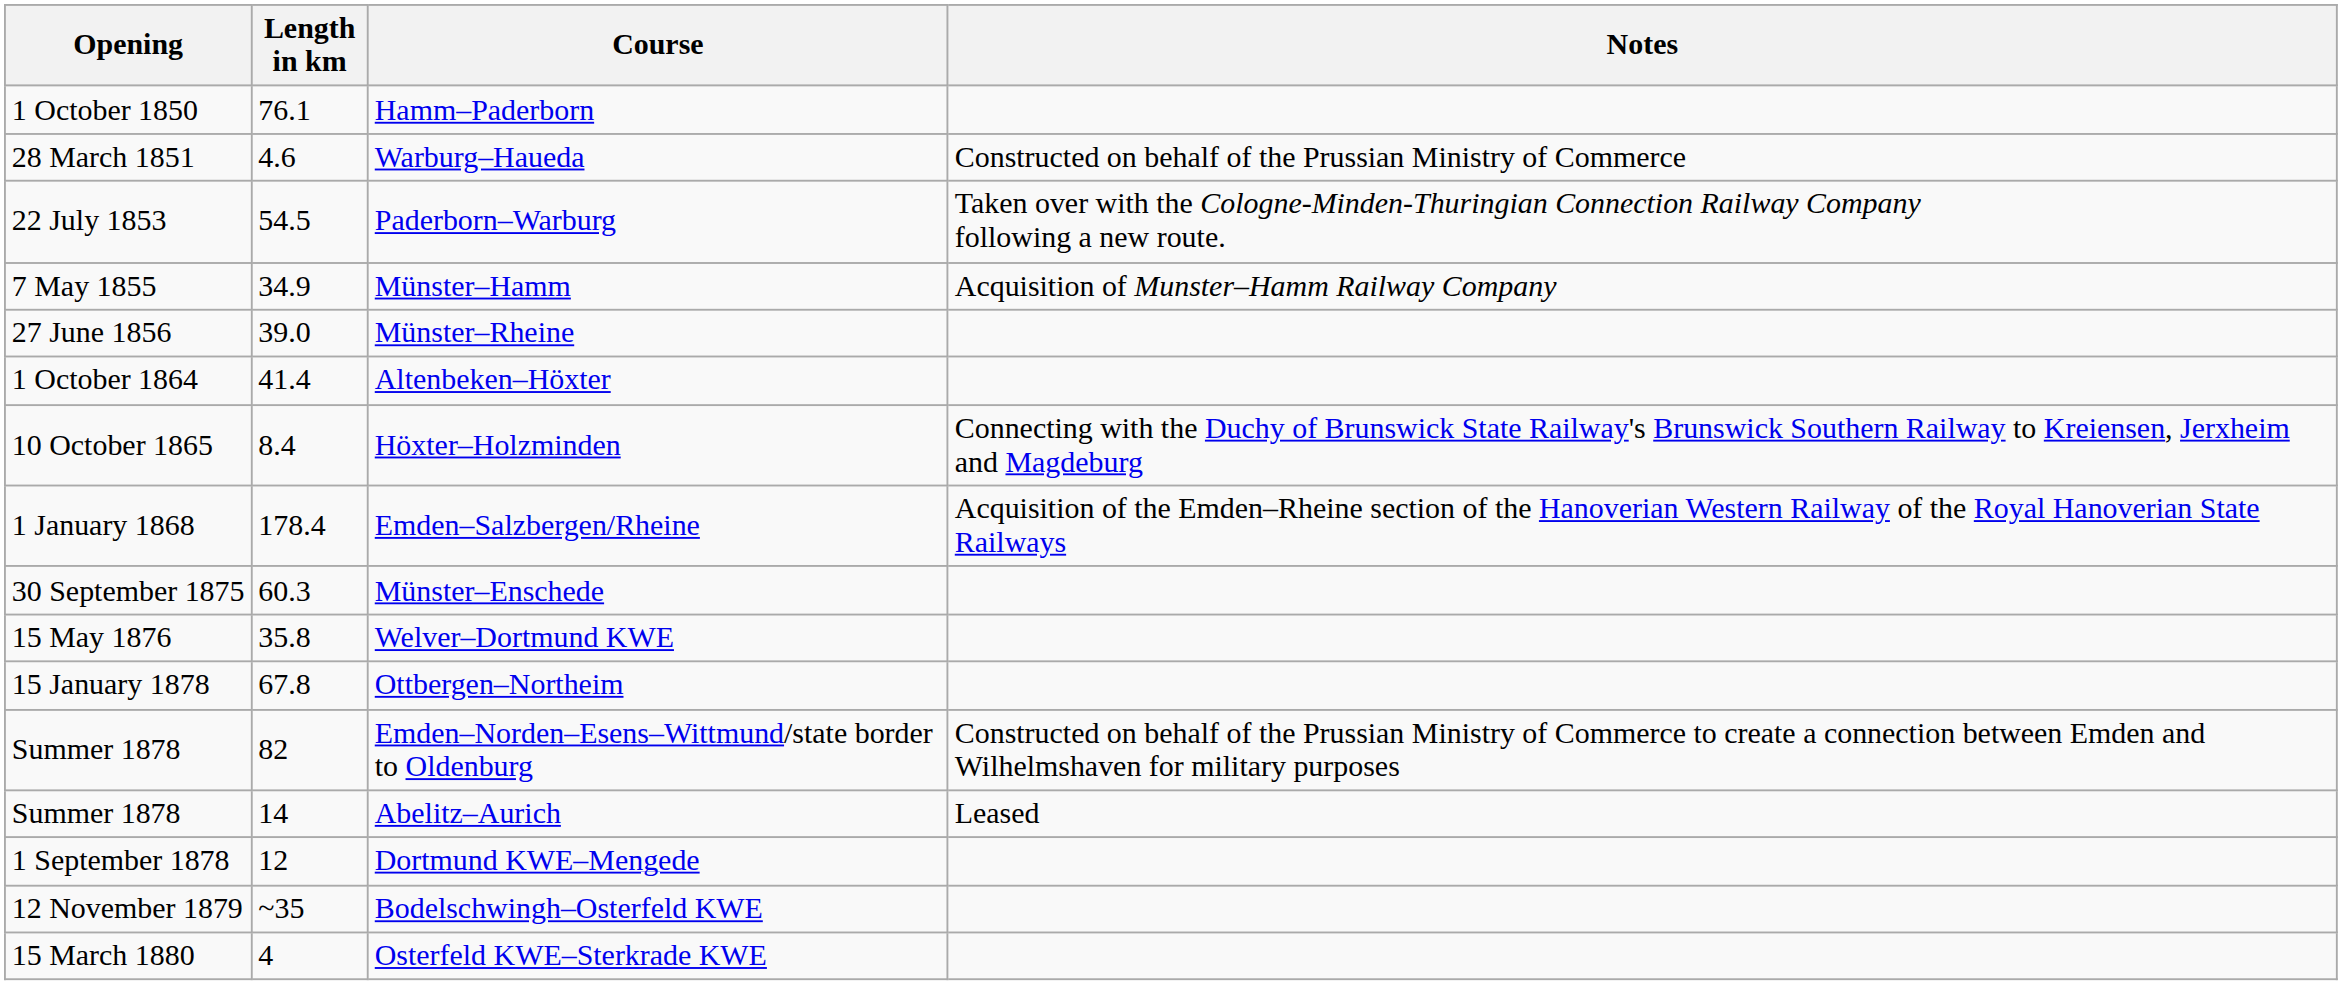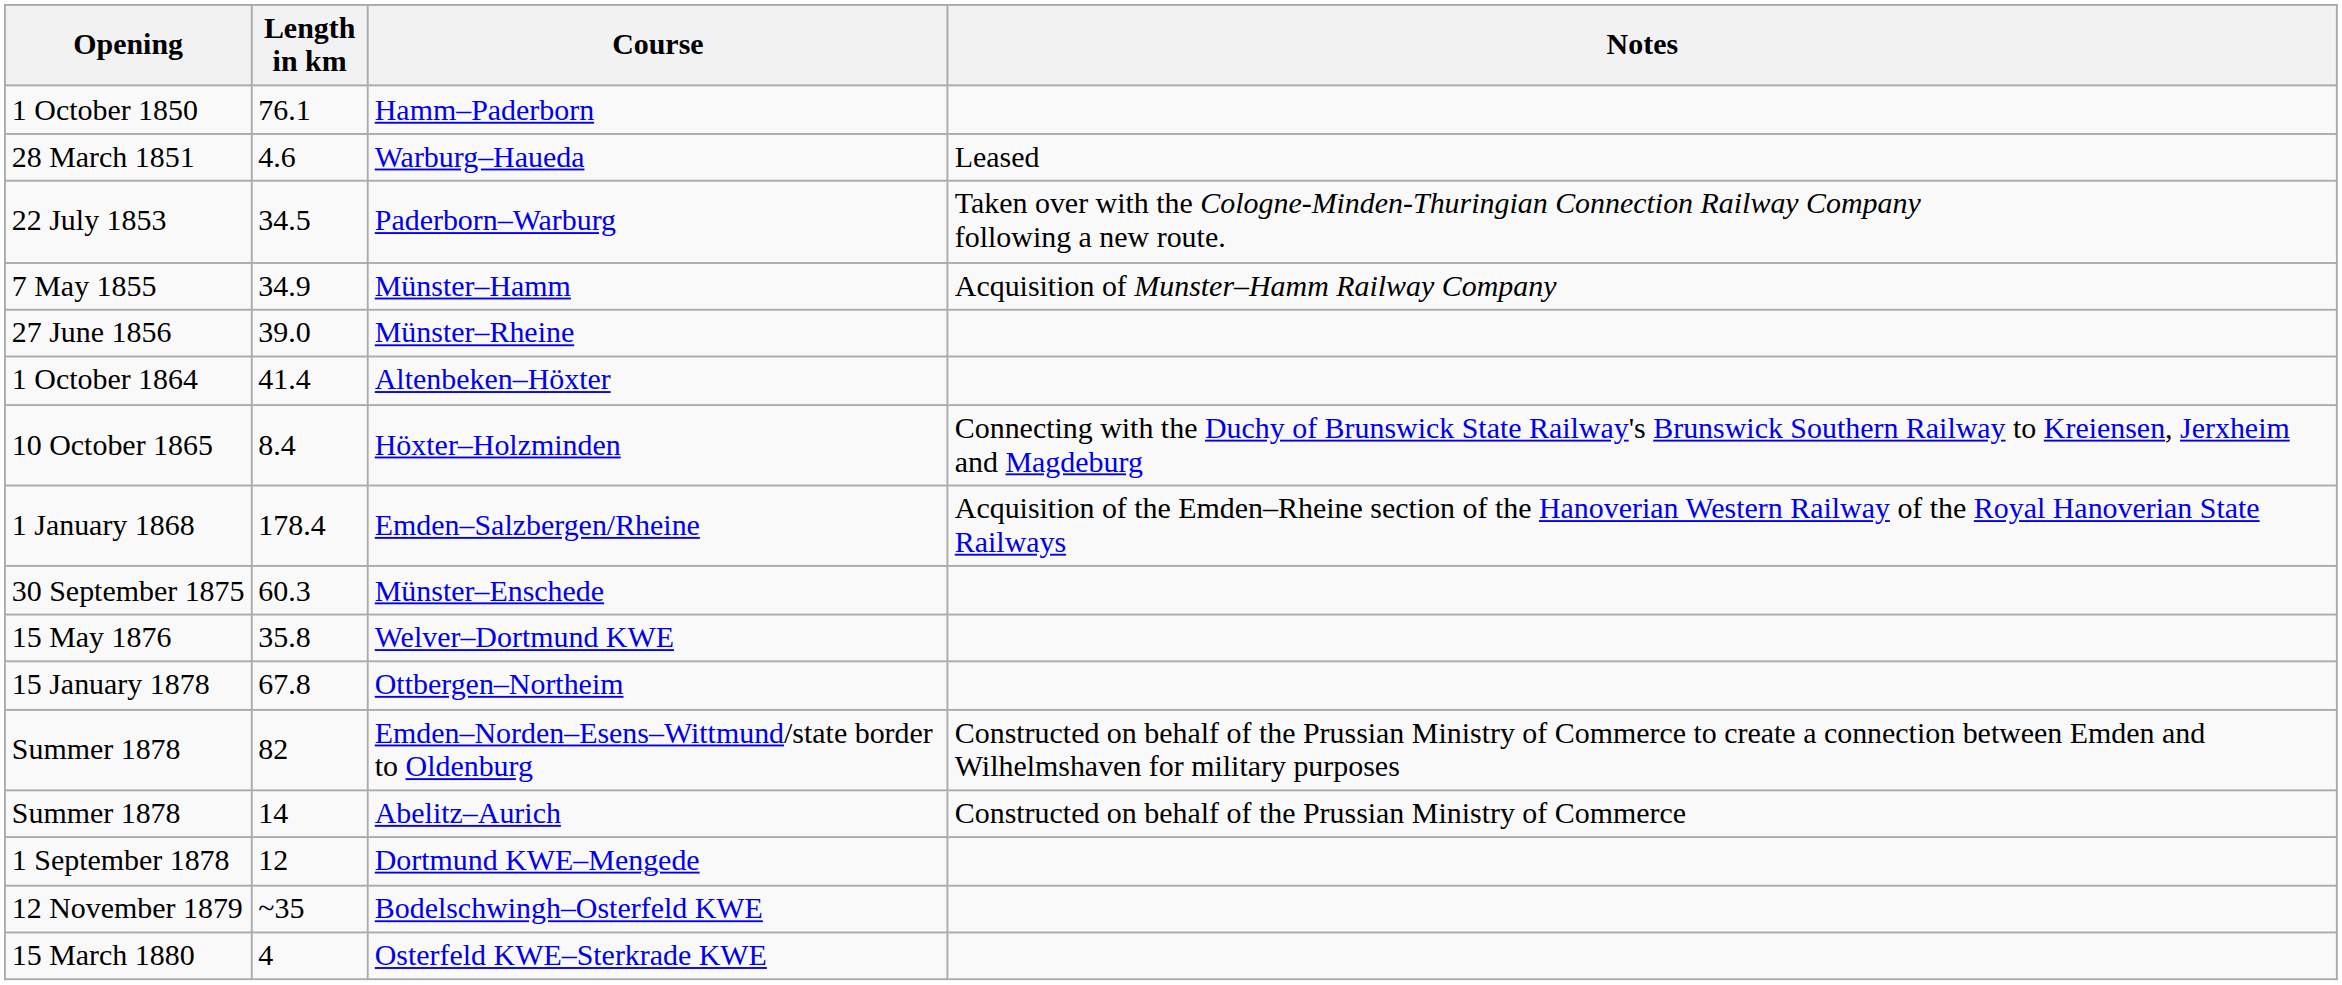(1320, 156) Constructed on behalf of the Prussian Ministry of Commerce -> (997, 156) Leased
(284, 221) 54.5 -> (284, 221) 34.5
(997, 813) Leased -> (1320, 813) Constructed on behalf of the Prussian Ministry of Commerce
